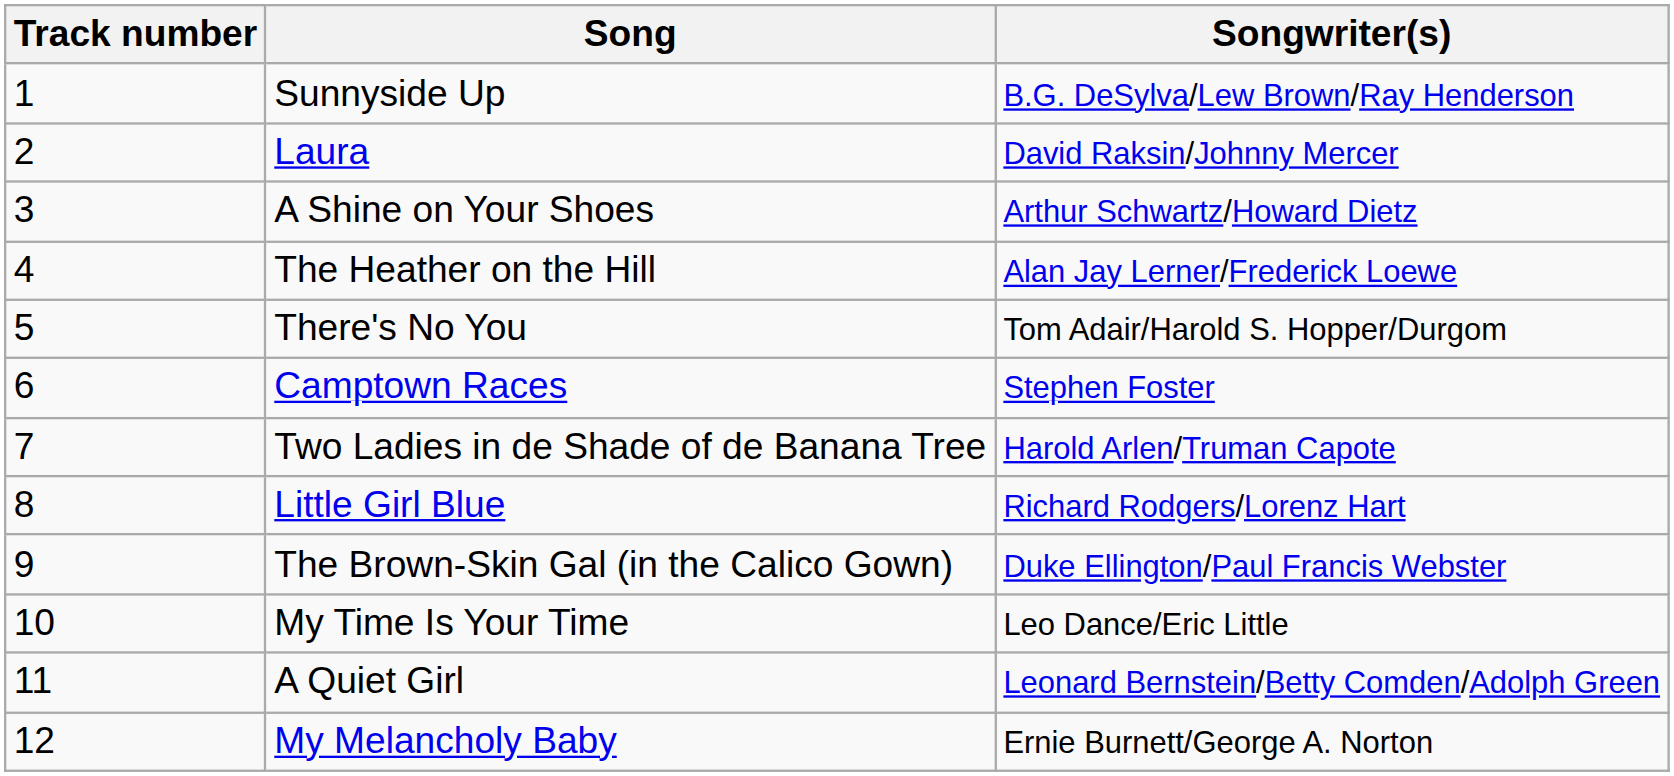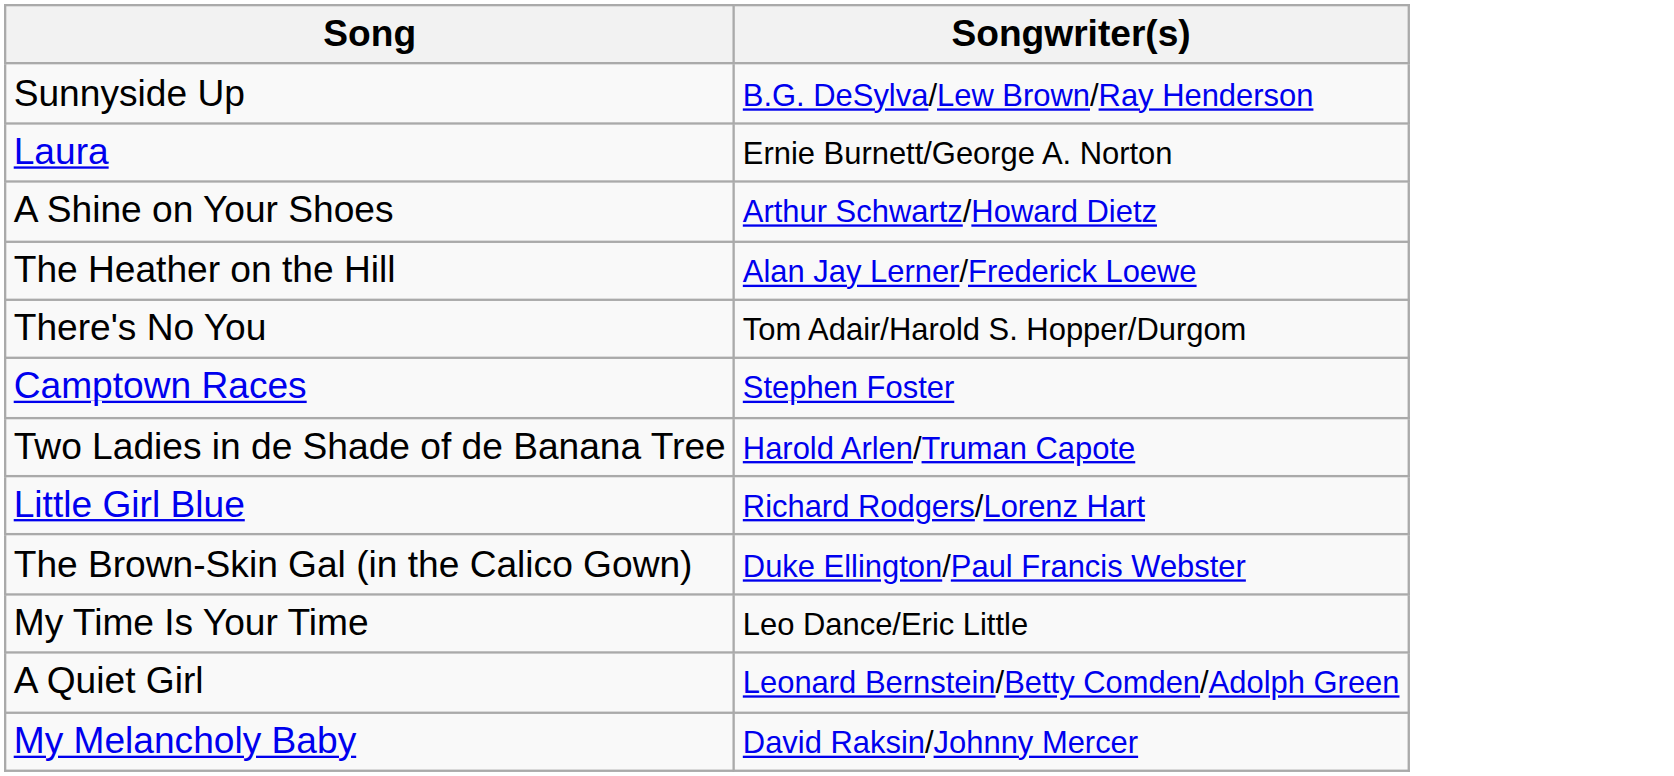- column: (135, 33)
(1201, 153) David Raksin/Johnny Mercer -> (958, 153) Ernie Burnett/George A. Norton
(1218, 742) Ernie Burnett/George A. Norton -> (940, 742) David Raksin/Johnny Mercer
